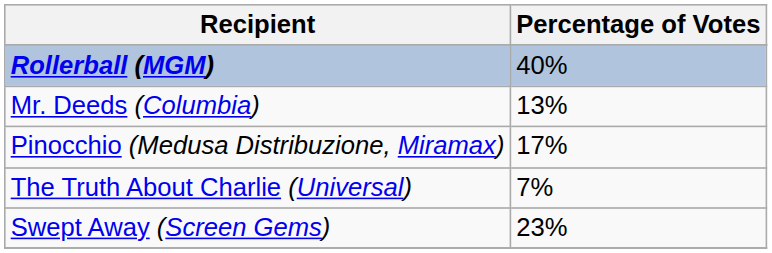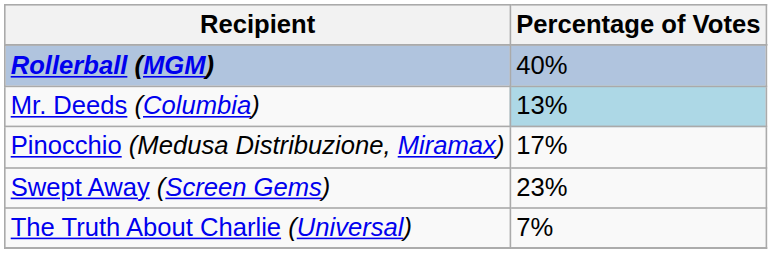(542, 106) no background -> (542, 106) lightblue background
rows swapped: (171, 227) <-> (211, 187)
